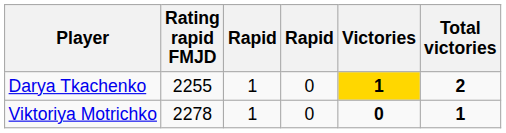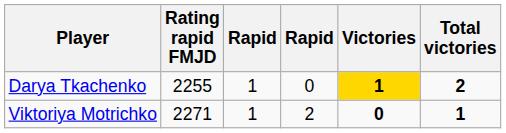(192, 113) 2278 -> (192, 113) 2271
(309, 113) 0 -> (309, 113) 2
